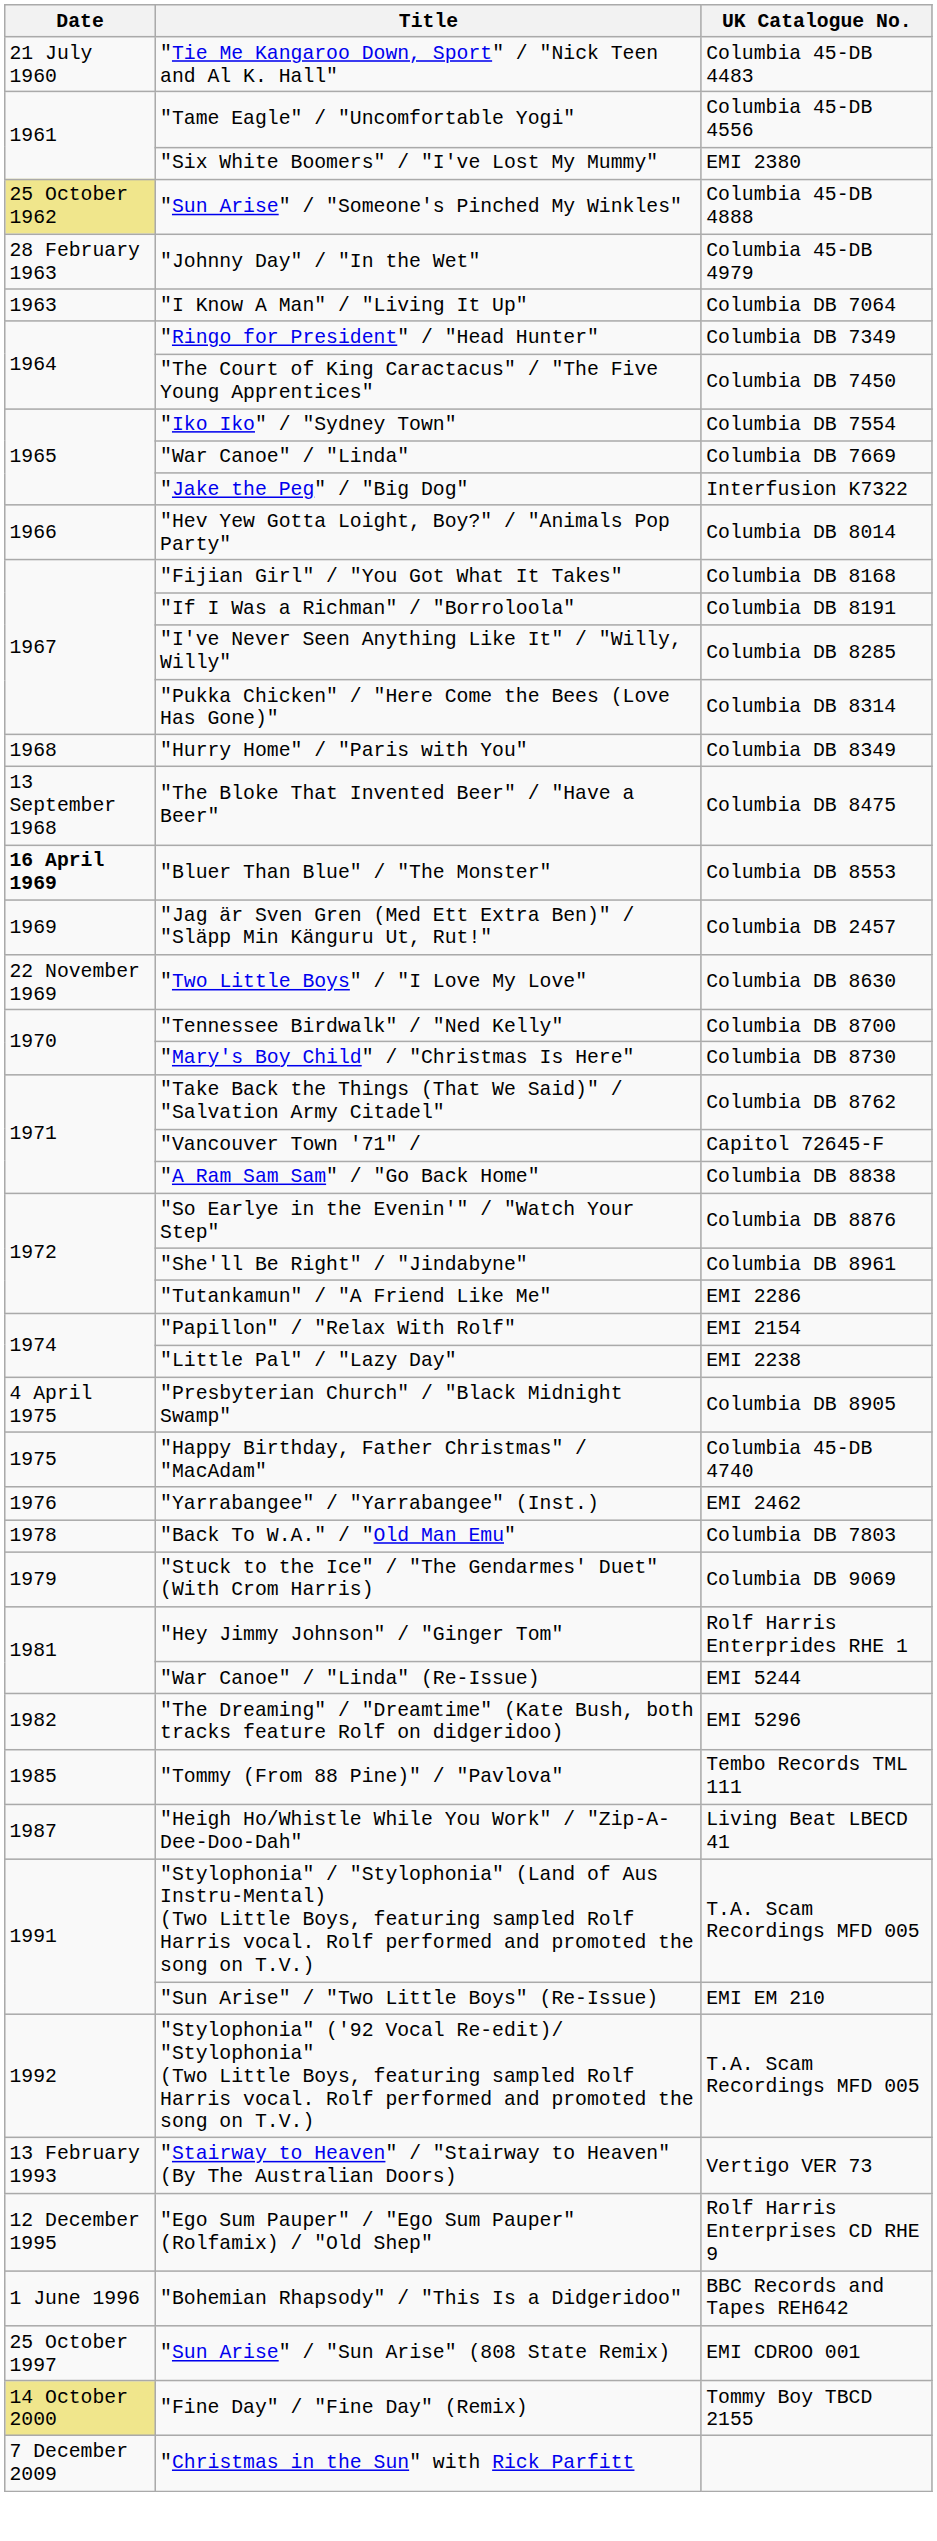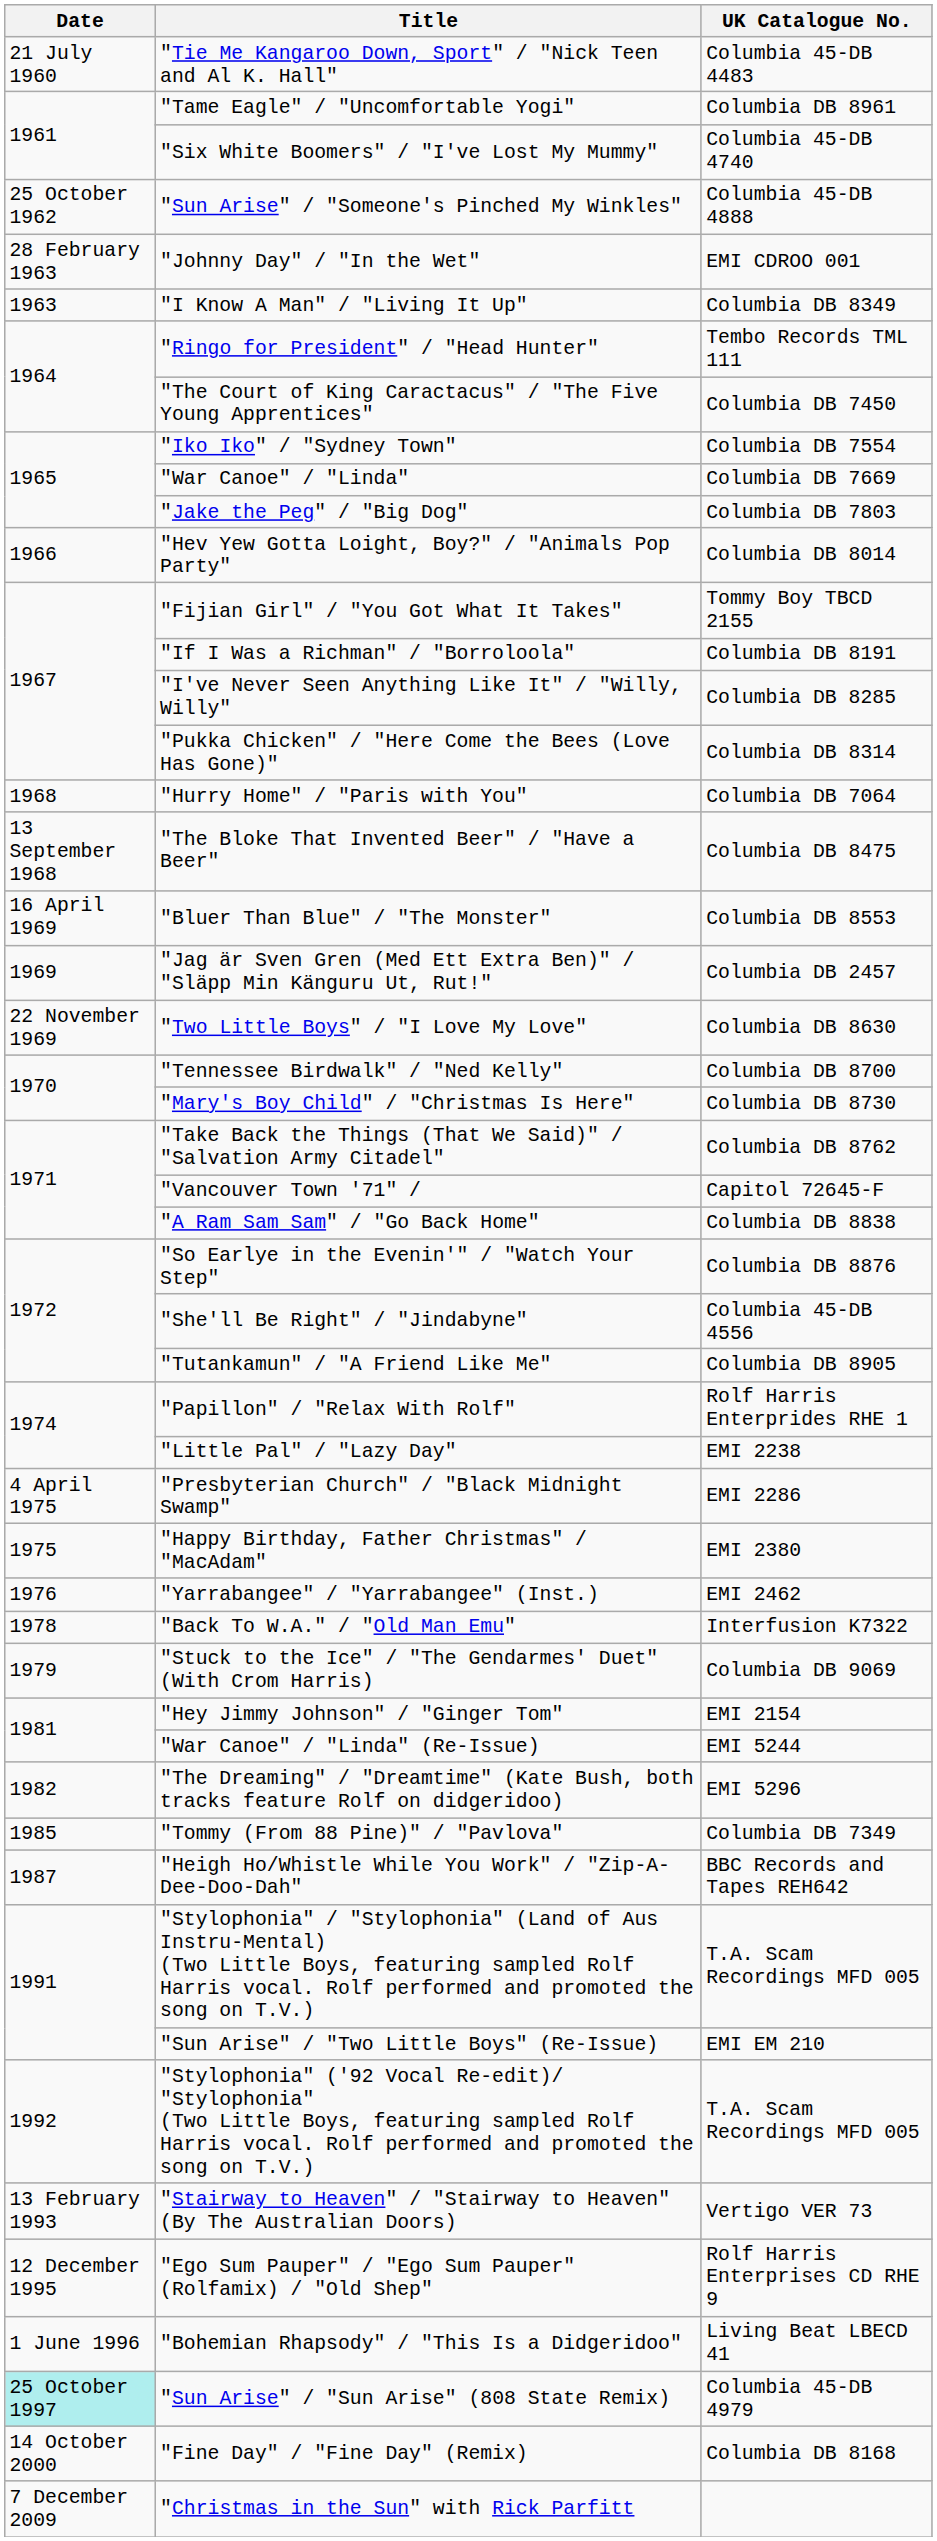(789, 119) Columbia 45-DB 4556 -> (801, 108) Columbia DB 8961
(754, 163) EMI 2380 -> (789, 152) Columbia 45-DB 4740
(69, 207) khaki background -> (69, 207) no background
(789, 262) Columbia 45-DB 4979 -> (783, 262) EMI CDROO 001
(801, 305) Columbia DB 7064 -> (801, 305) Columbia DB 8349
(801, 337) Columbia DB 7349 -> (807, 349) Tembo Records TML 111
(807, 489) Interfusion K7322 -> (801, 512) Columbia DB 7803
(801, 576) Columbia DB 8168 -> (789, 611) Tommy Boy TBCD 2155
(801, 751) Columbia DB 8349 -> (801, 796) Columbia DB 7064
(57, 872) bold -> (57, 918) normal
(801, 1265) Columbia DB 8961 -> (789, 1322) Columbia 45-DB 4556
(754, 1297) EMI 2286 -> (801, 1365) Columbia DB 8905
(754, 1329) EMI 2154 -> (807, 1409) Rolf Harris Enterprides RHE 1
(801, 1405) Columbia DB 8905 -> (754, 1496) EMI 2286
(789, 1460) Columbia 45-DB 4740 -> (754, 1551) EMI 2380
(801, 1536) Columbia DB 7803 -> (807, 1627) Interfusion K7322
(807, 1634) Rolf Harris Enterprides RHE 1 -> (754, 1714) EMI 2154
(807, 1776) Tembo Records TML 111 -> (801, 1833) Columbia DB 7349
(807, 1831) Living Beat LBECD 41 -> (795, 1877) BBC Records and Tapes REH642
(795, 2298) BBC Records and Tapes REH642 -> (807, 2344) Living Beat LBECD 41
(69, 2353) no background -> (69, 2399) paleturquoise background
(783, 2353) EMI CDROO 001 -> (789, 2399) Columbia 45-DB 4979
(69, 2408) khaki background -> (69, 2454) no background
(789, 2408) Tommy Boy TBCD 2155 -> (801, 2454) Columbia DB 8168
